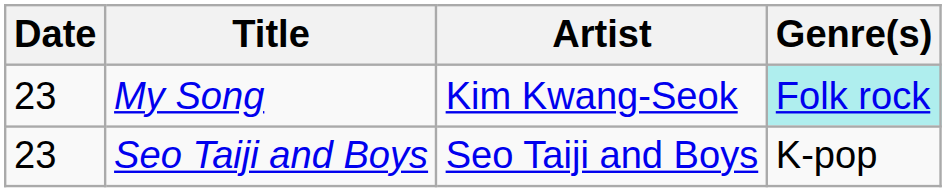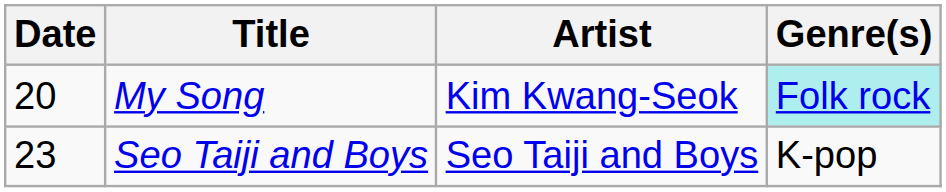(35, 95) 23 -> (35, 95) 20
